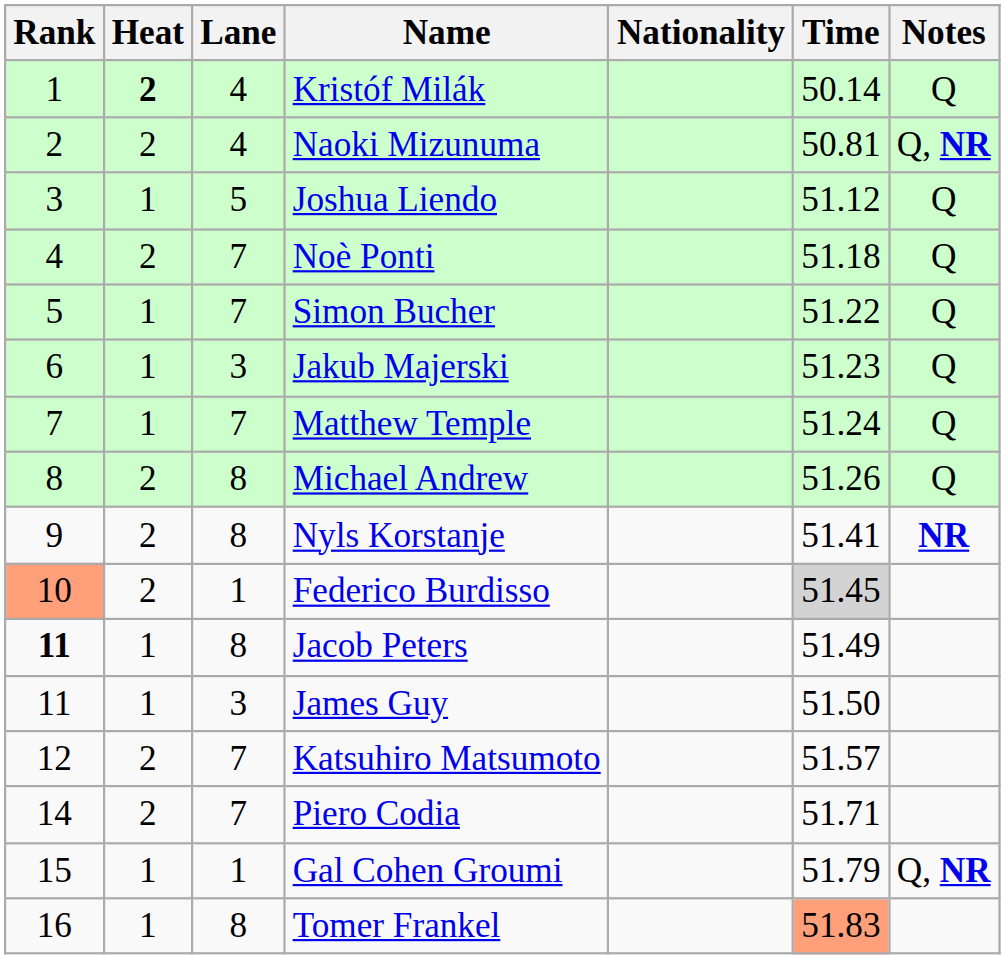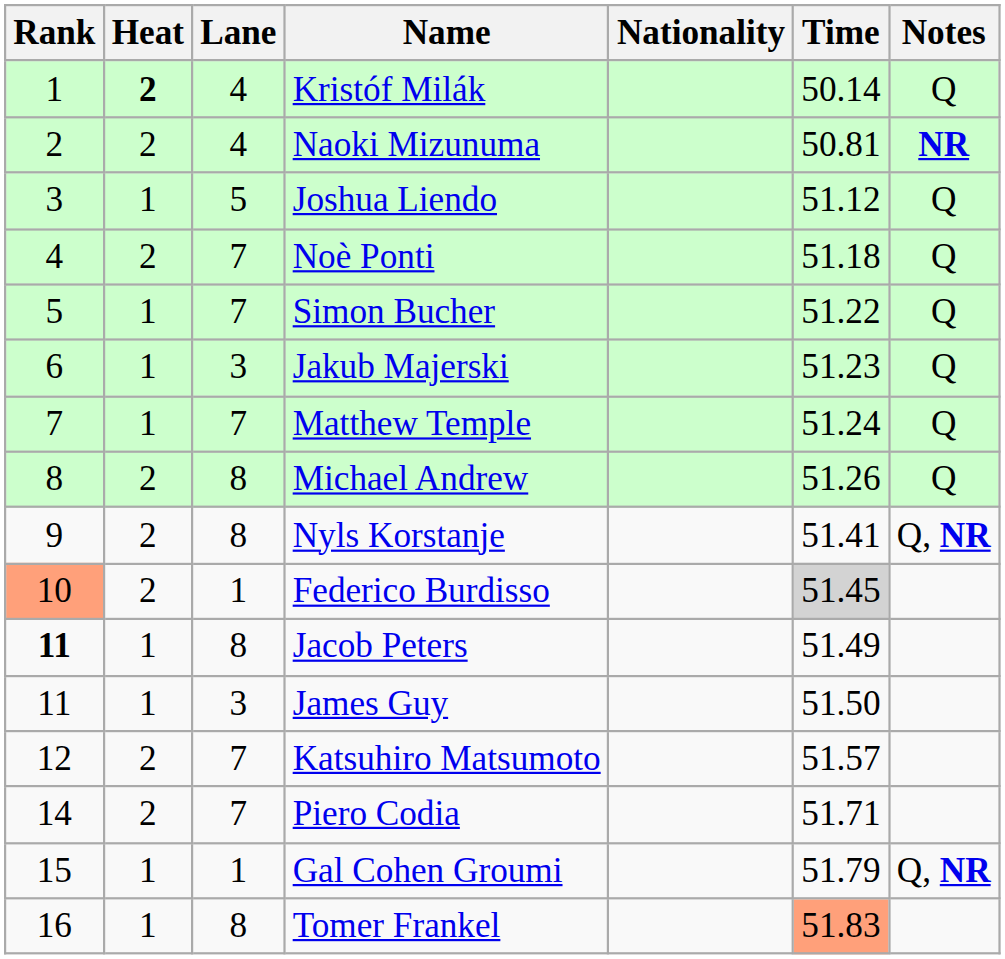(944, 144) Q, NR -> (944, 144) NR
(944, 534) NR -> (944, 534) Q, NR
